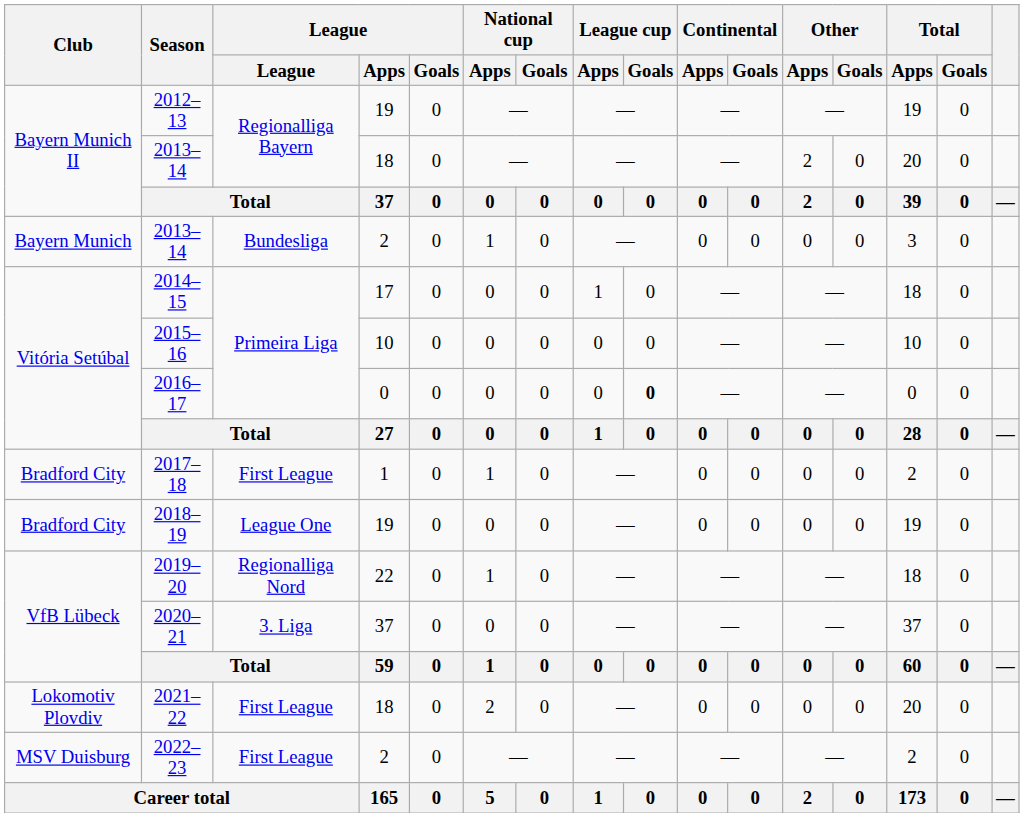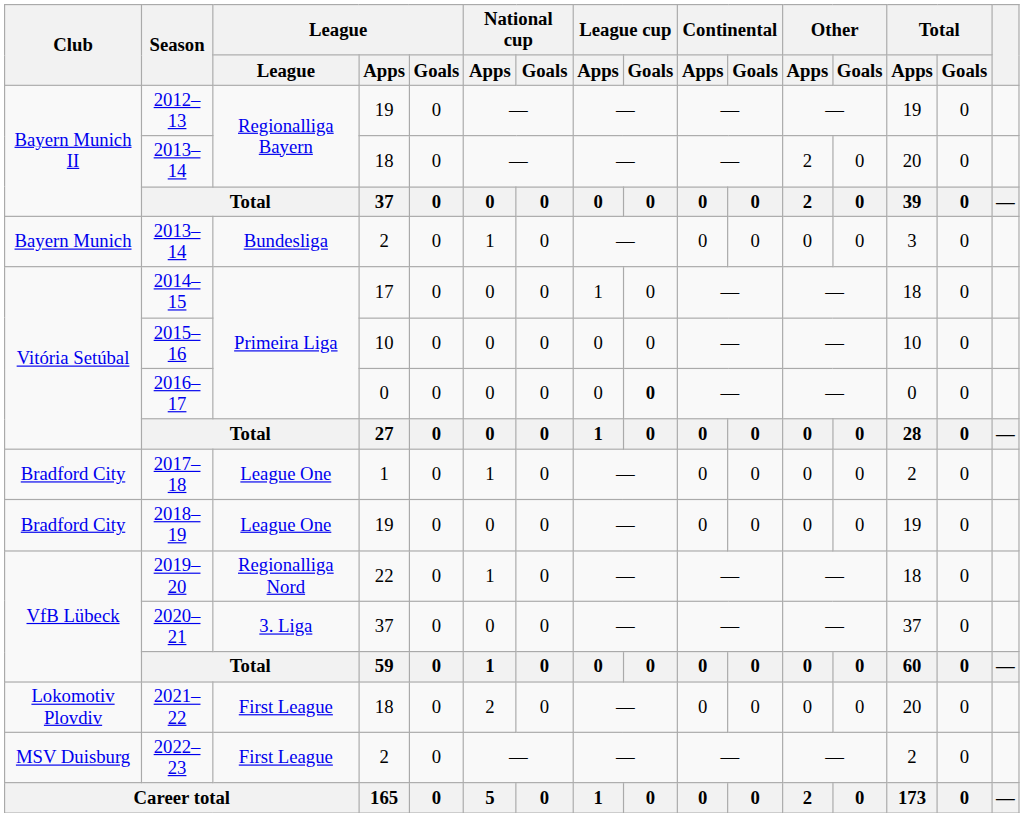(286, 474) First League -> (286, 474) League One
